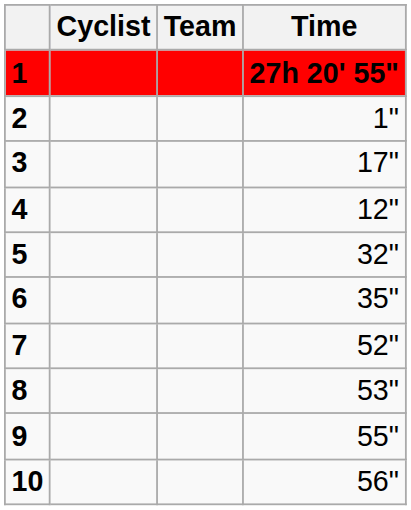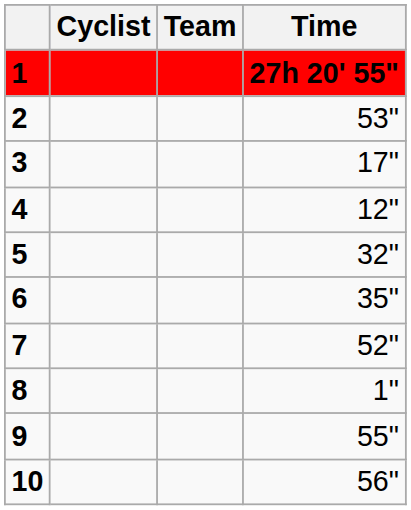(386, 118) 1" -> (378, 118) 53"
(378, 390) 53" -> (386, 390) 1"
